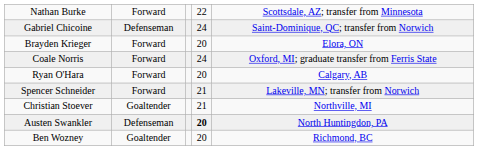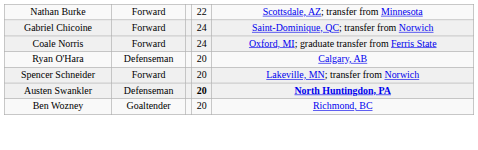(149, 28) Defenseman -> (149, 28) Forward
- row: (58, 43)
(149, 75) Forward -> (149, 59) Defenseman
(202, 91) 21 -> (202, 75) 20
- row: (58, 106)
(343, 122) normal -> (343, 91) bold
